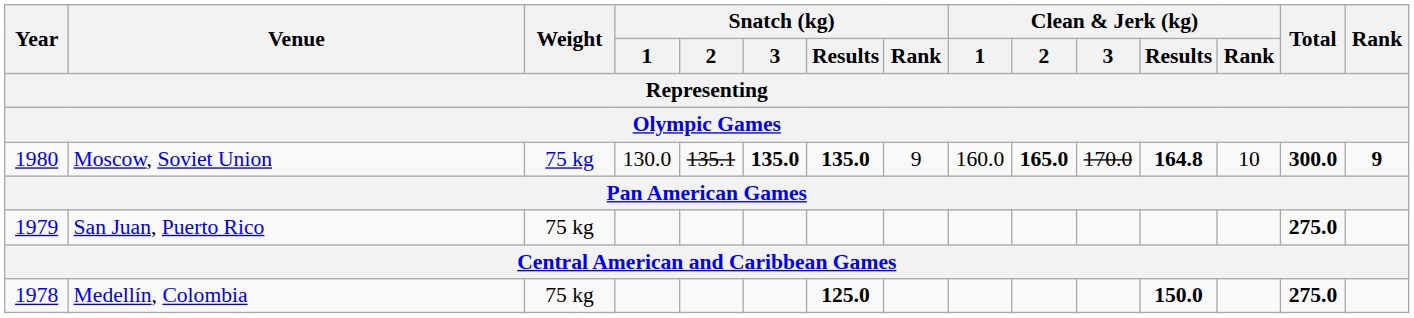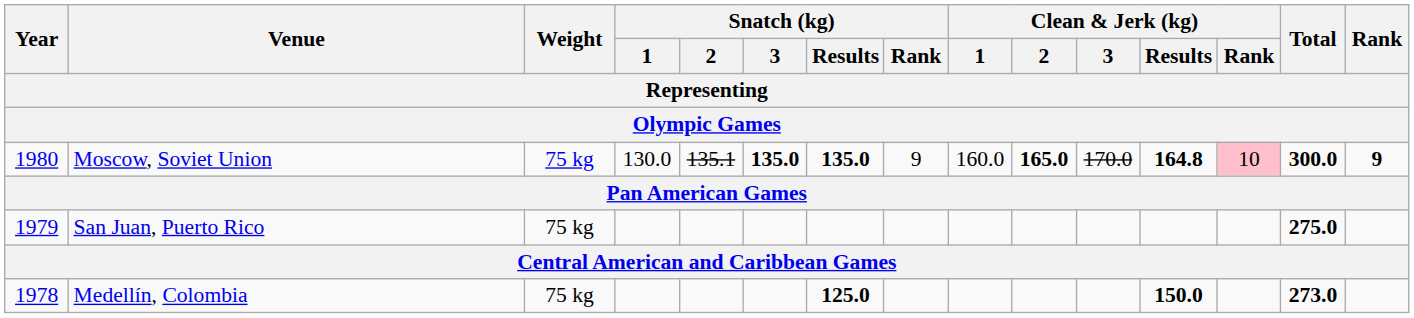(1249, 158) no background -> (1249, 158) pink background
(1313, 295) 275.0 -> (1313, 295) 273.0
